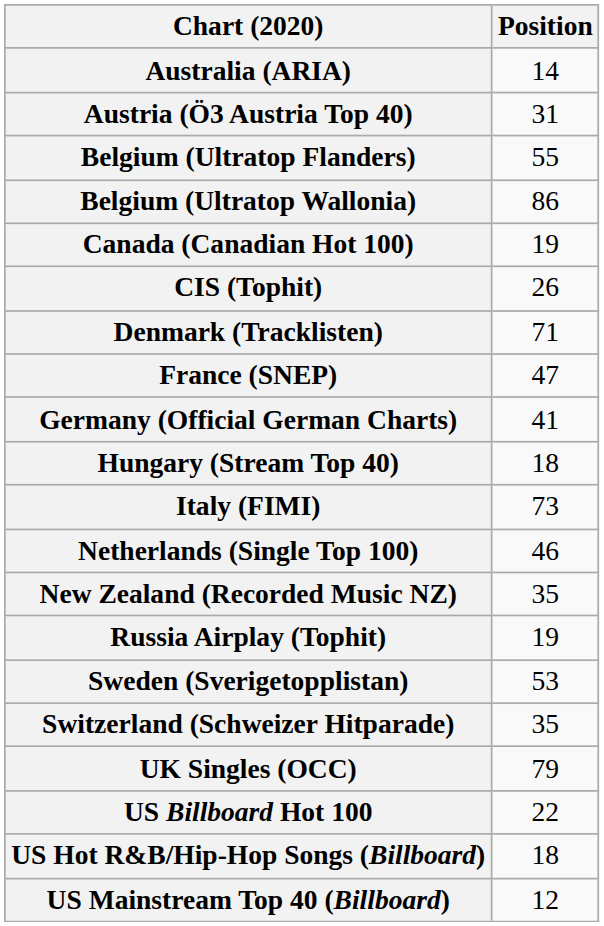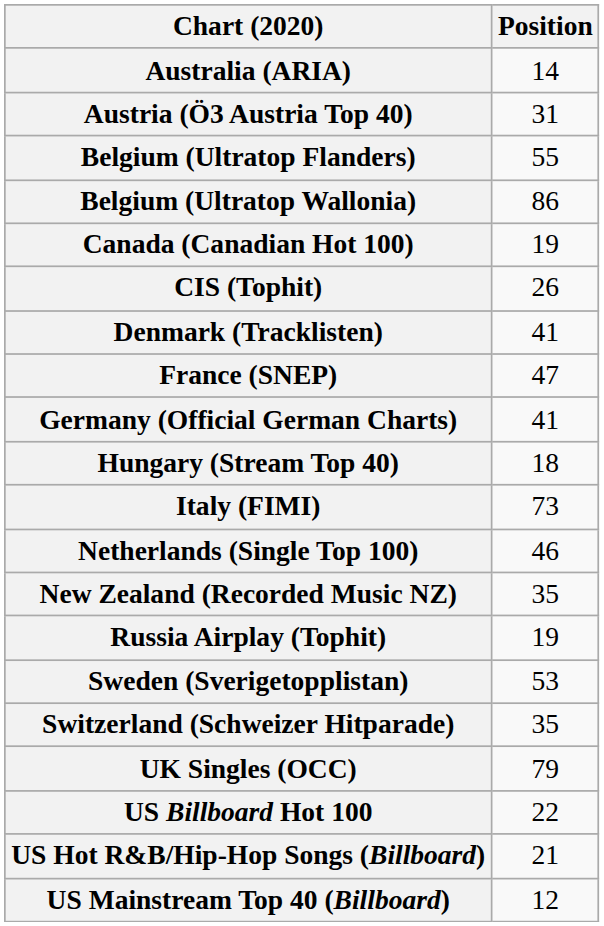(545, 331) 71 -> (545, 331) 41
(545, 855) 18 -> (545, 855) 21
